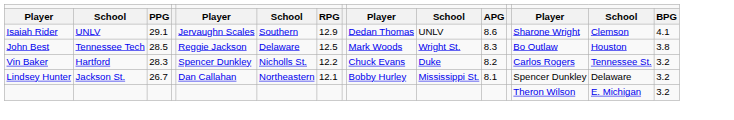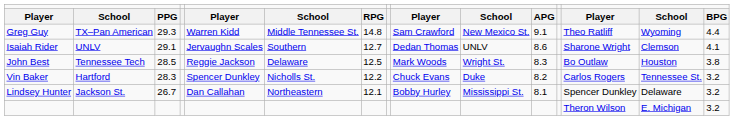+ row: (27, 31)
(328, 31) 12.9 -> (373, 46) 12.7
